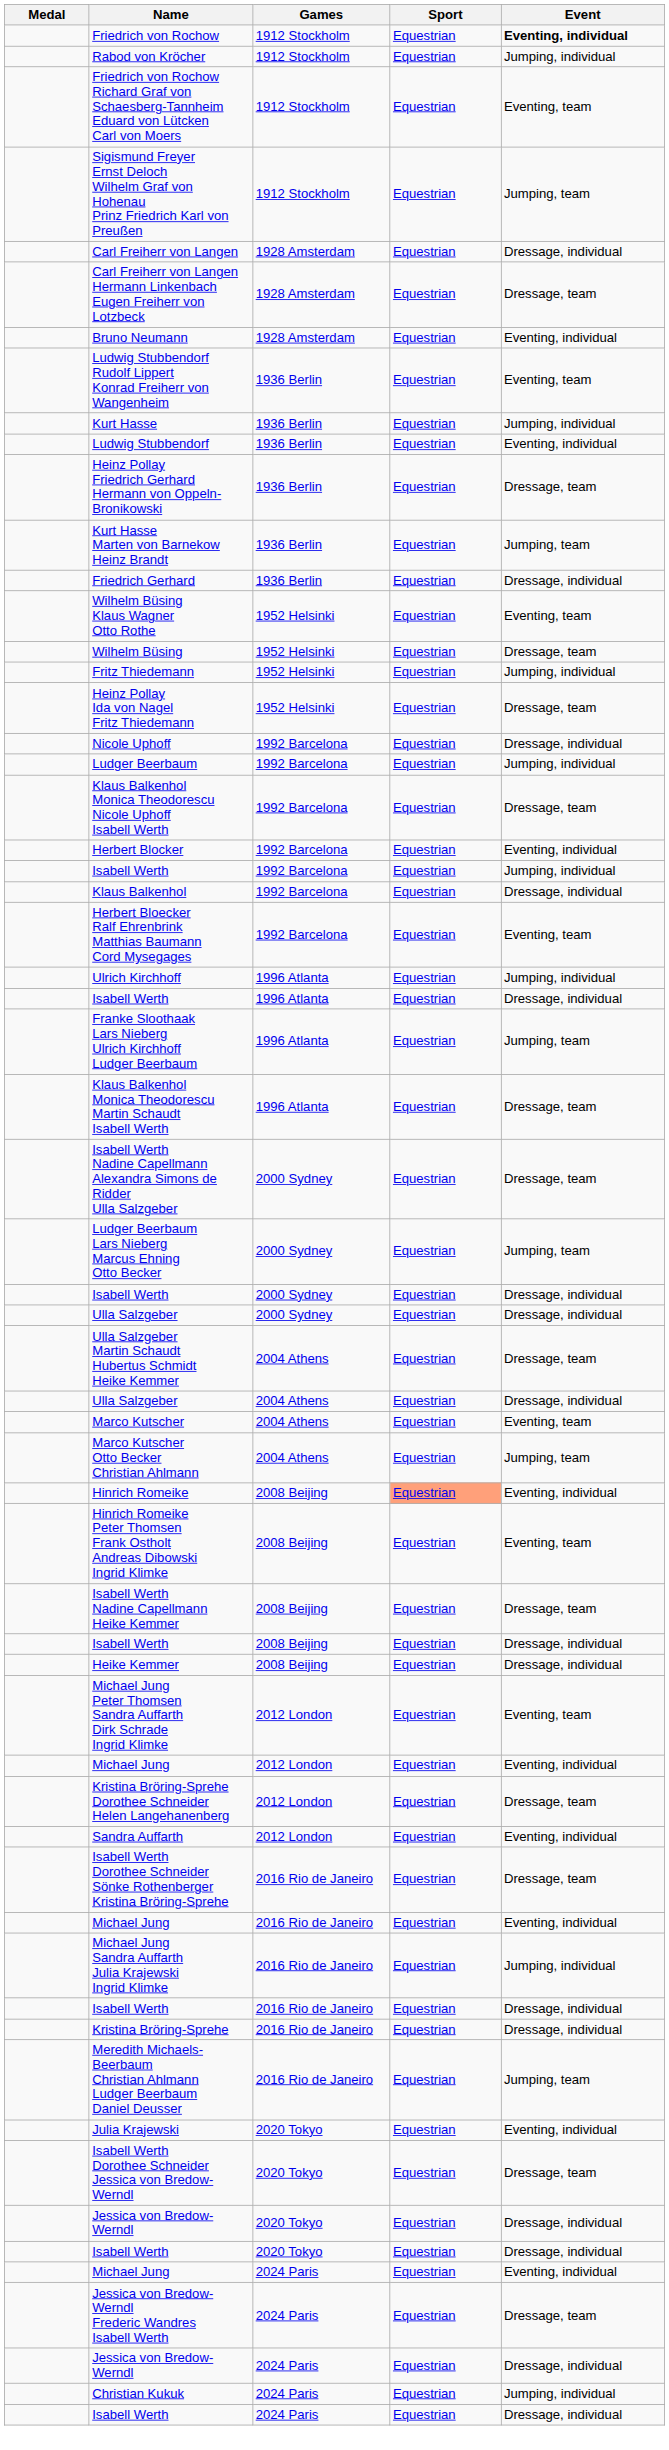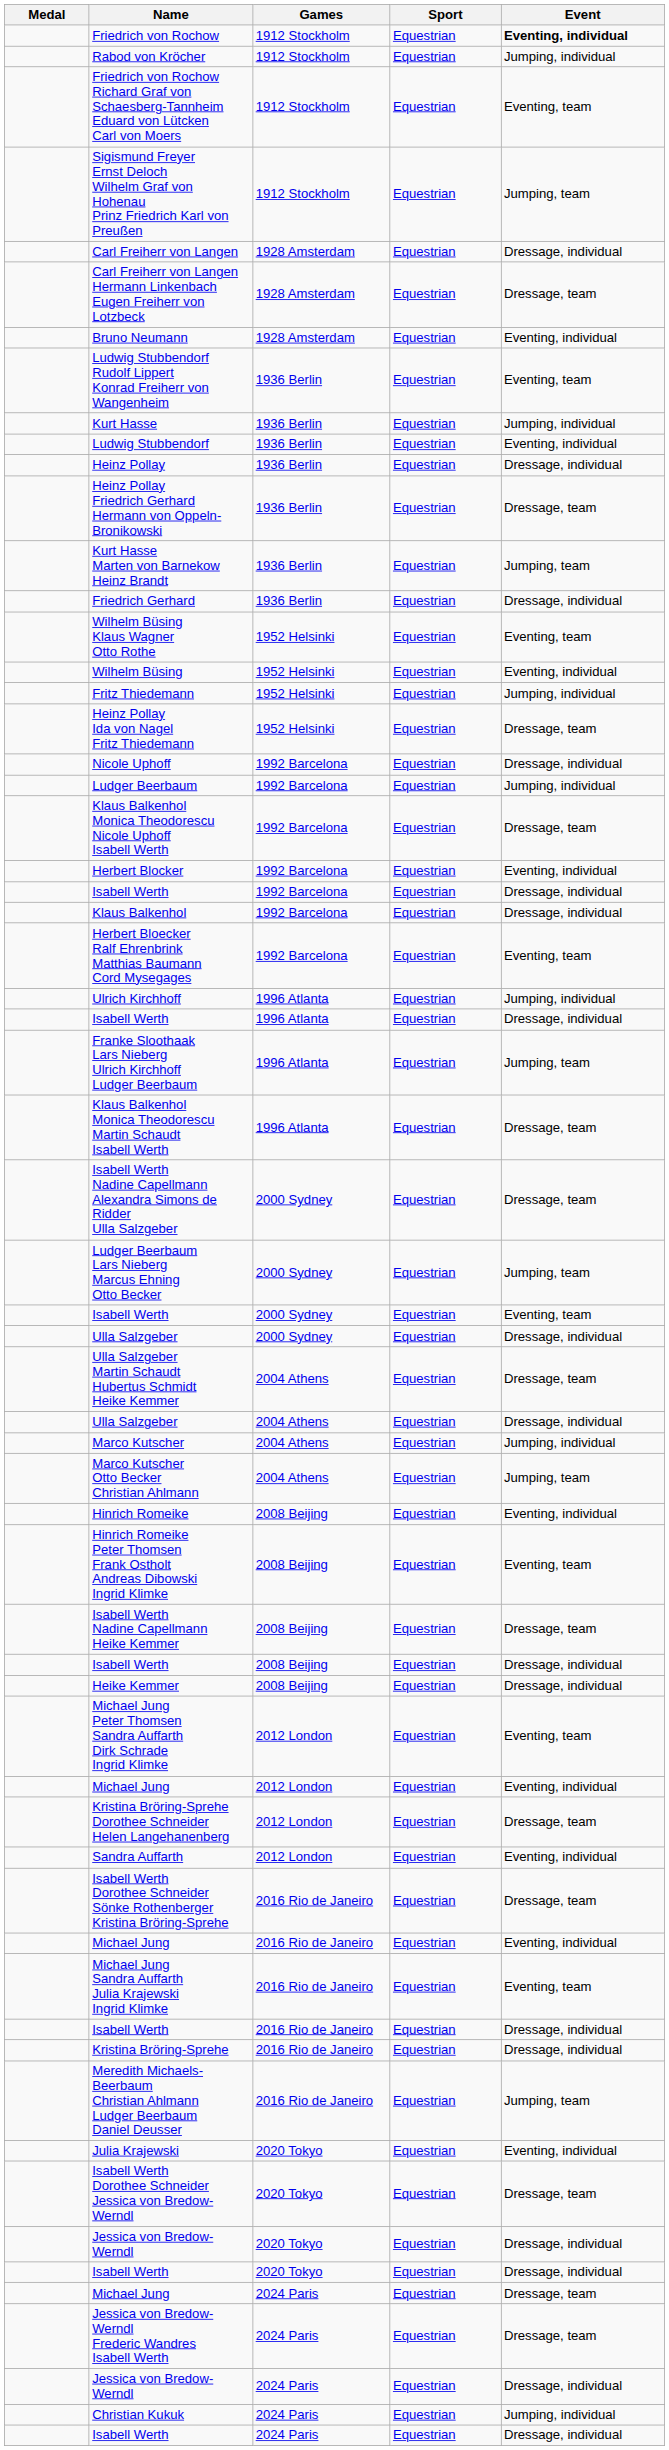+ row: (129, 465)
(550, 651) Dressage, team -> (560, 672) Eventing, individual
(560, 871) Jumping, individual -> (563, 891) Dressage, individual
(563, 1294) Dressage, individual -> (548, 1315) Eventing, team
(548, 1422) Eventing, team -> (560, 1442) Jumping, individual
(424, 1493) lightsalmon background -> (424, 1514) no background
(560, 1965) Jumping, individual -> (548, 1986) Eventing, team
(560, 2272) Eventing, individual -> (550, 2293) Dressage, team
